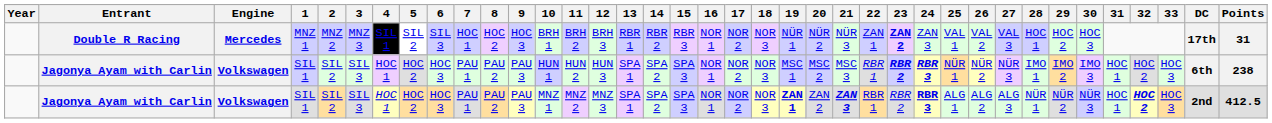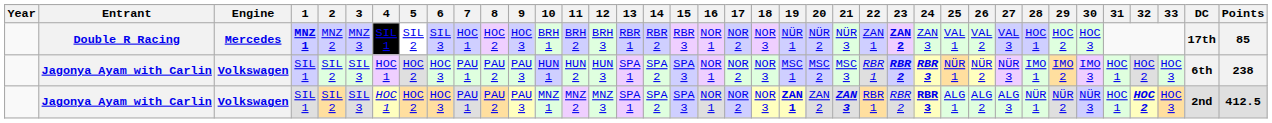(305, 39) normal -> (305, 39) bold
(1243, 39) 31 -> (1243, 39) 85
